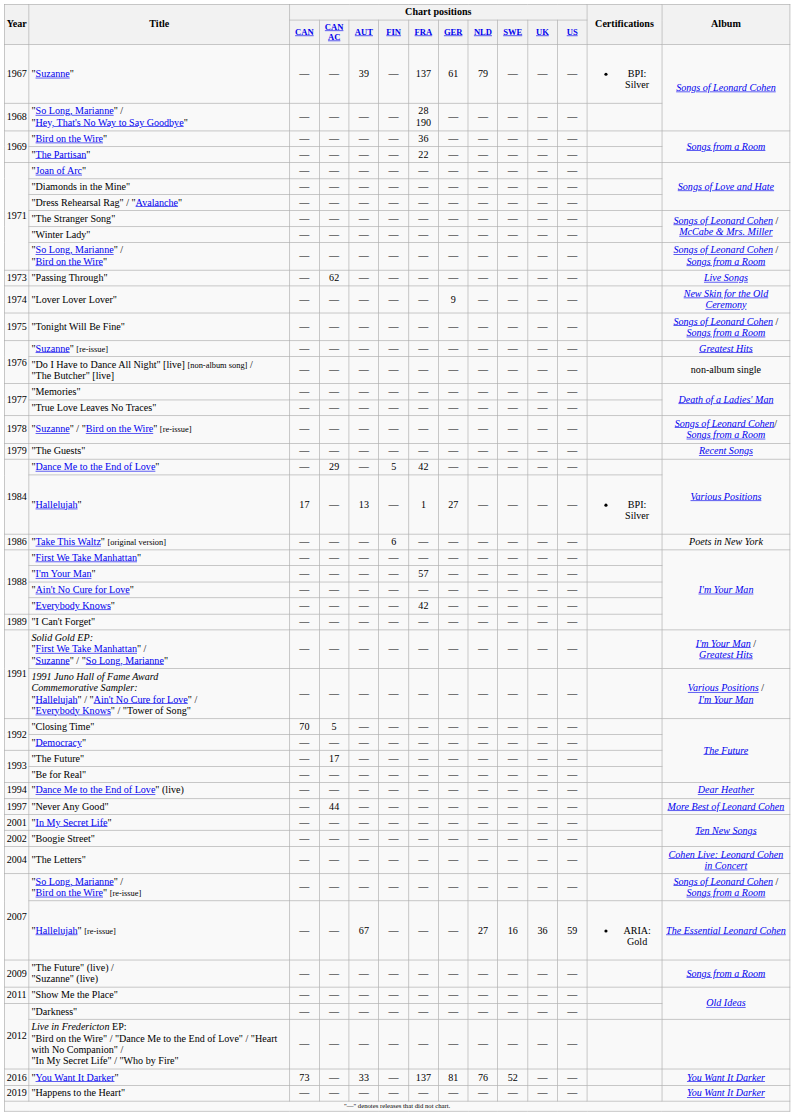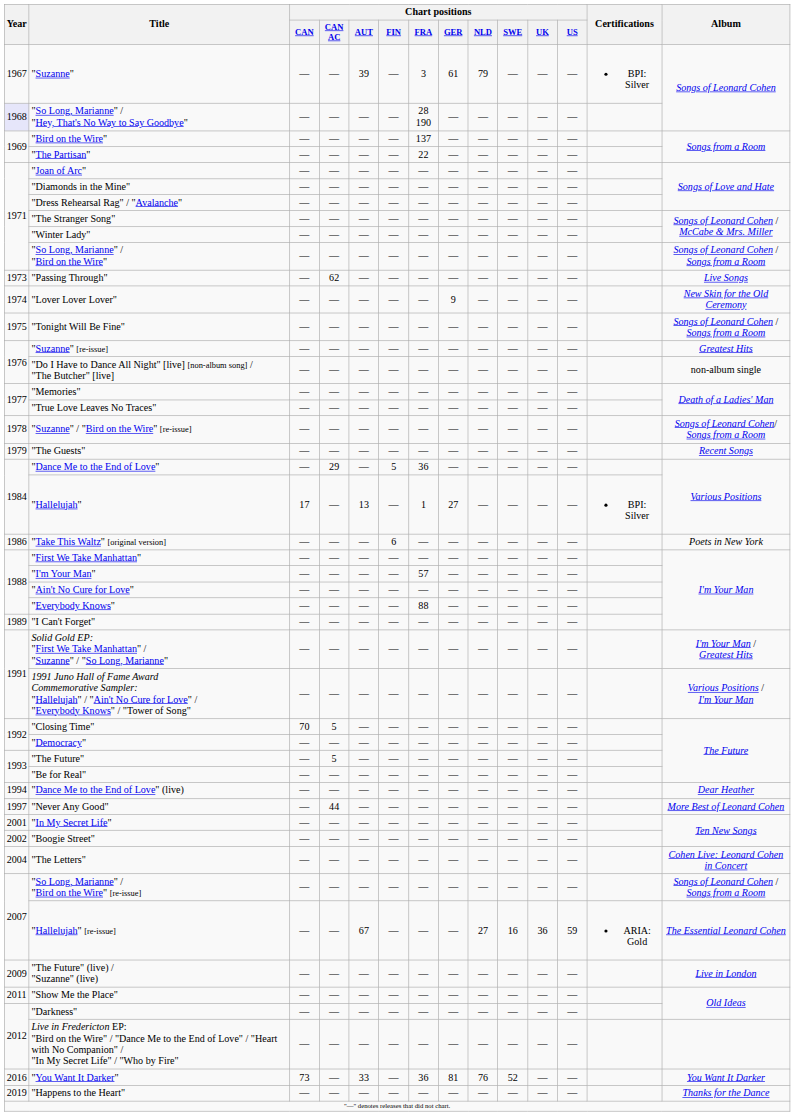(423, 74) 137 -> (423, 74) 3
(17, 117) no background -> (17, 117) lavender background
(423, 138) 36 -> (423, 138) 137
(423, 467) 42 -> (423, 467) 36
(423, 606) 42 -> (423, 606) 88
(334, 758) 17 -> (334, 758) 5
(726, 973) Songs from a Room -> (726, 973) Live in London
(423, 1077) 137 -> (423, 1077) 36
(726, 1093) You Want It Darker -> (726, 1093) Thanks for the Dance
